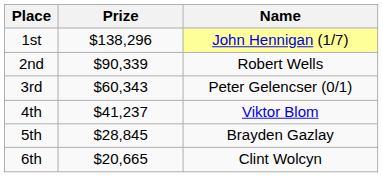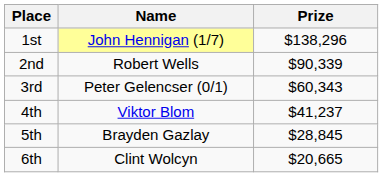columns swapped: (280, 16) <-> (121, 16)
